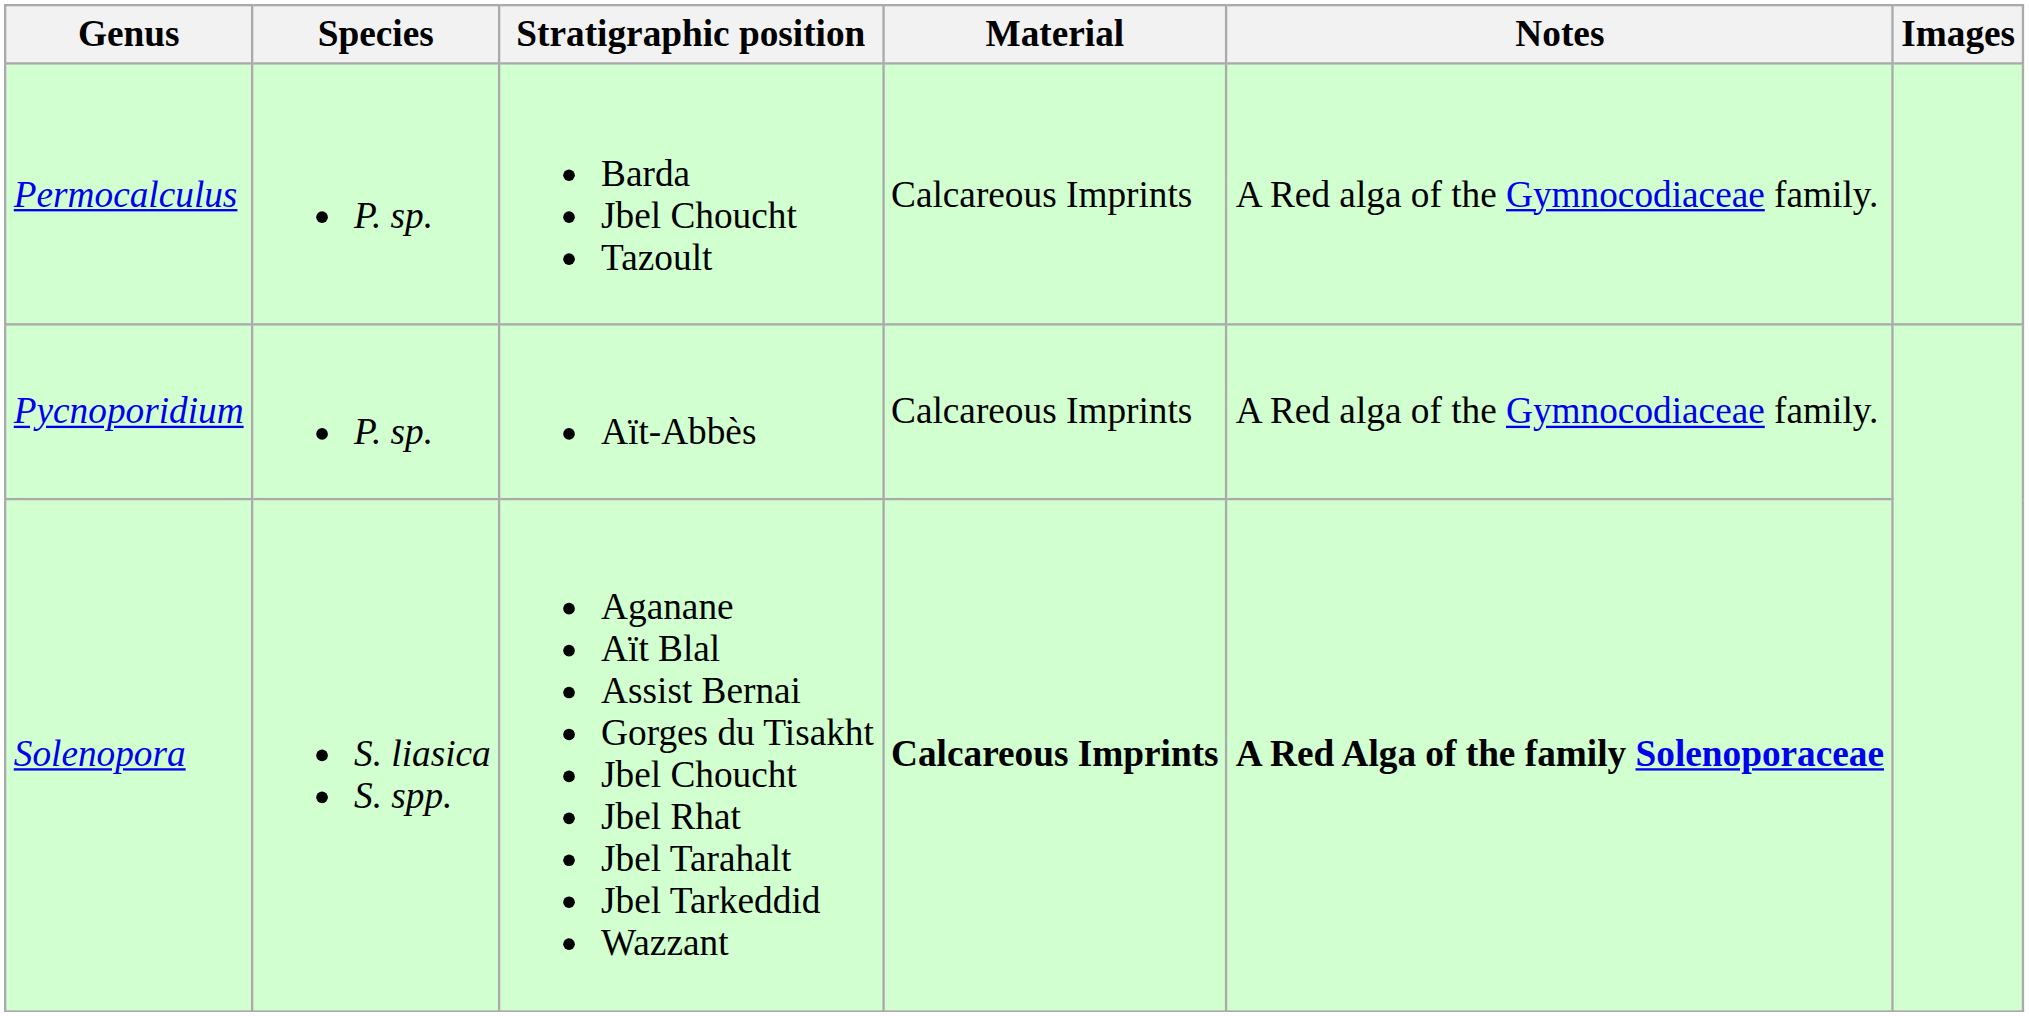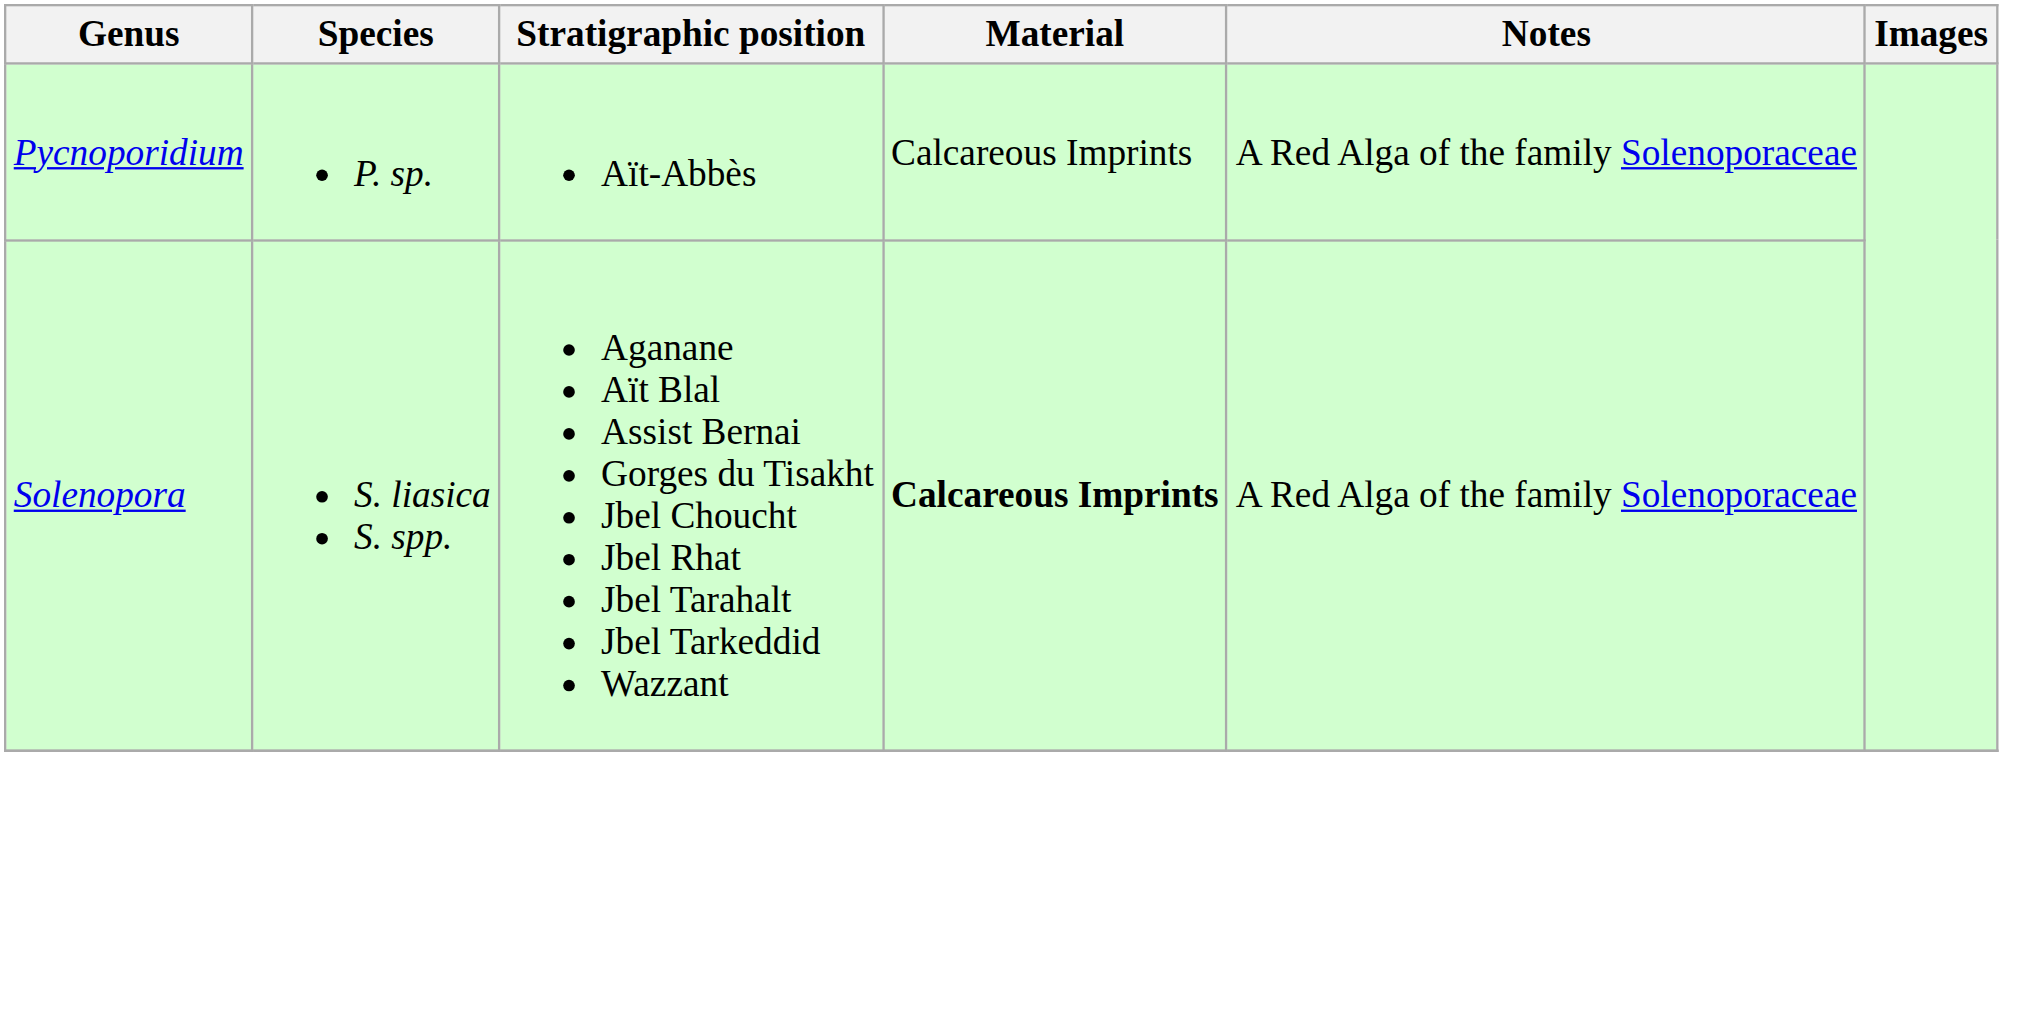- row: (126, 193)
(1557, 410) A Red alga of the Gymnocodiaceae family. -> (1546, 151) A Red Alga of the family Solenoporaceae
(1560, 754) bold -> (1546, 494) normal
